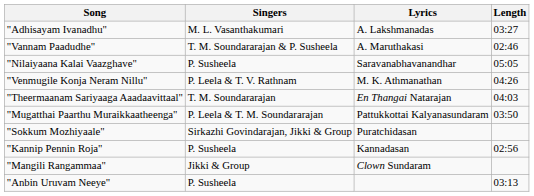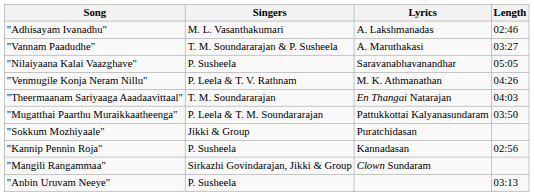(506, 30) 03:27 -> (506, 30) 02:46
(506, 47) 02:46 -> (506, 47) 03:27
(270, 132) Sirkazhi Govindarajan, Jikki & Group -> (219, 132) Jikki & Group
(219, 166) Jikki & Group -> (270, 166) Sirkazhi Govindarajan, Jikki & Group
